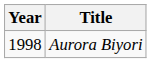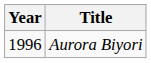(25, 44) 1998 -> (25, 44) 1996
